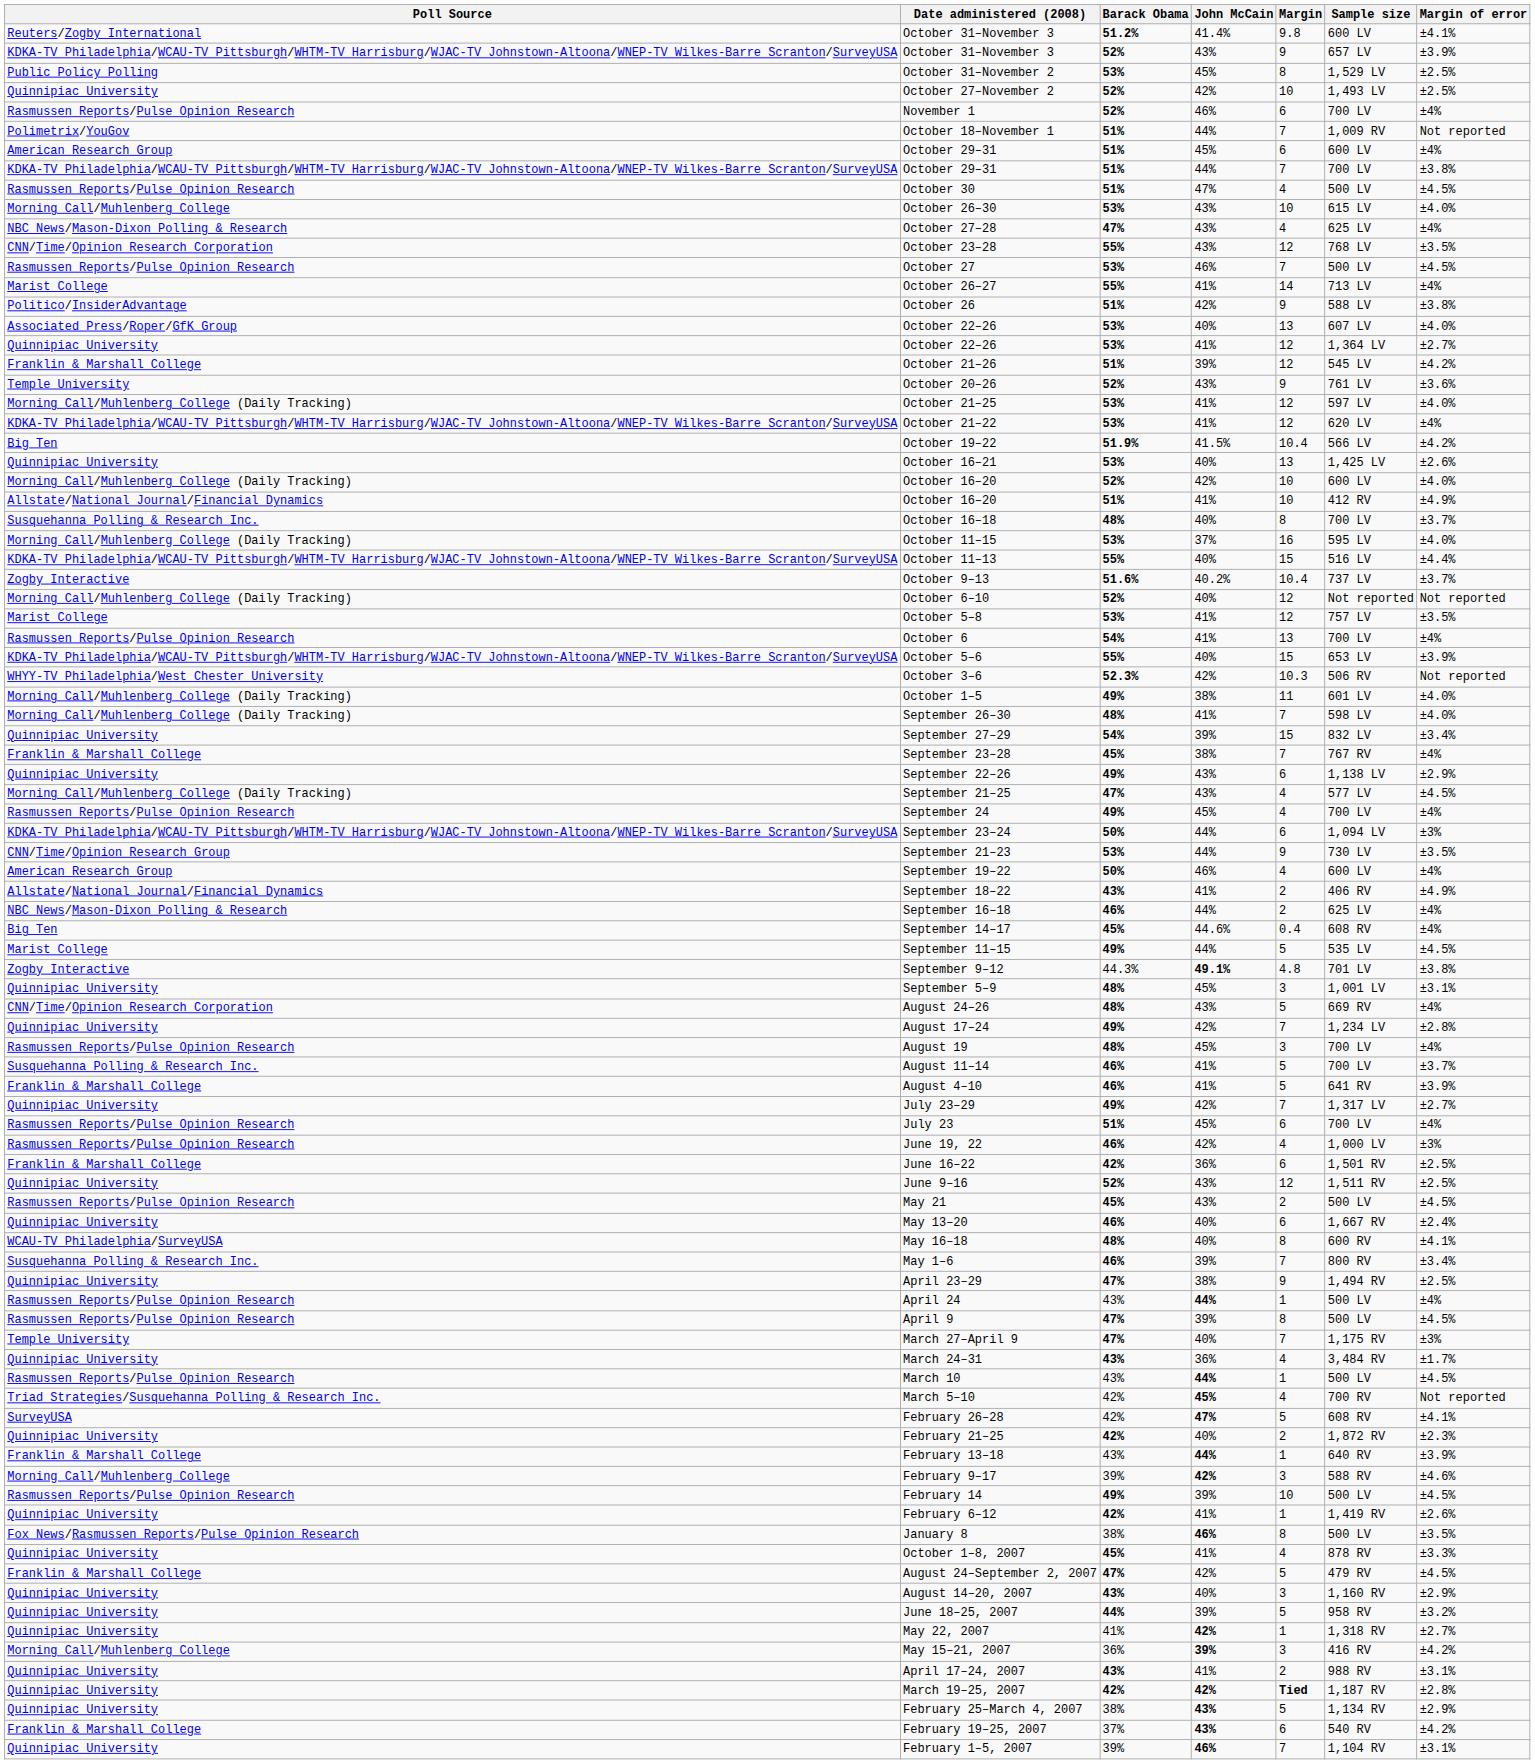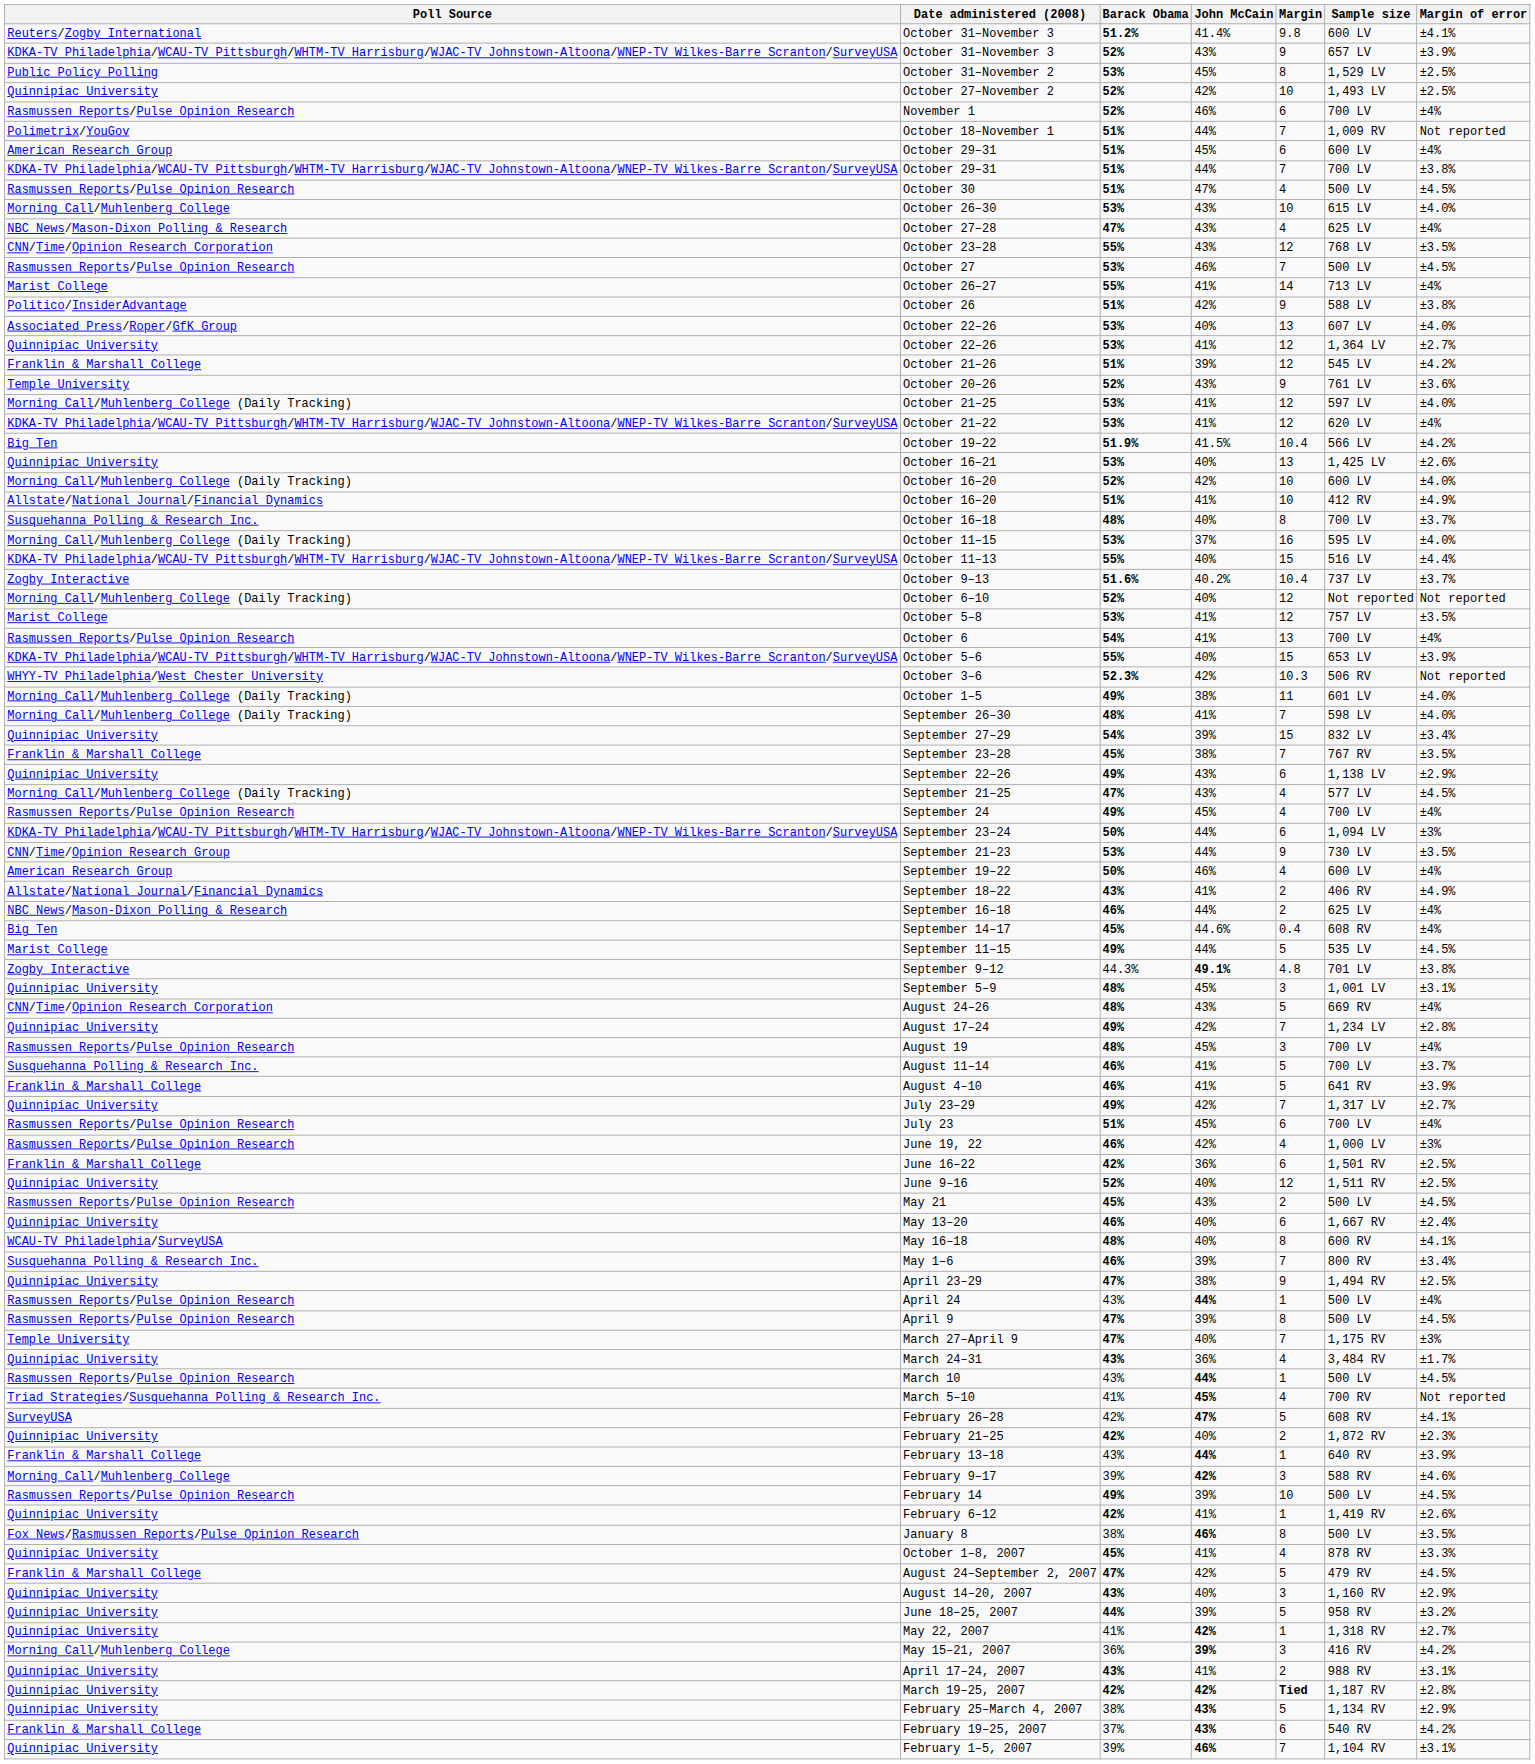(1430, 755) ±4% -> (1438, 755) ±3.5%
(1205, 1184) 43% -> (1205, 1184) 40%
(1113, 1398) 42% -> (1113, 1398) 41%
